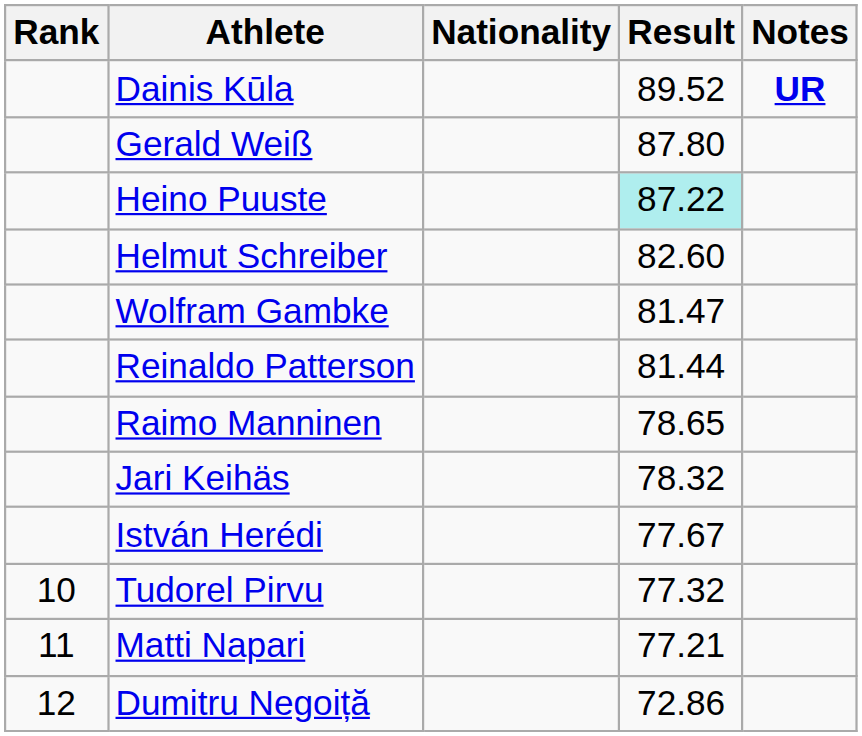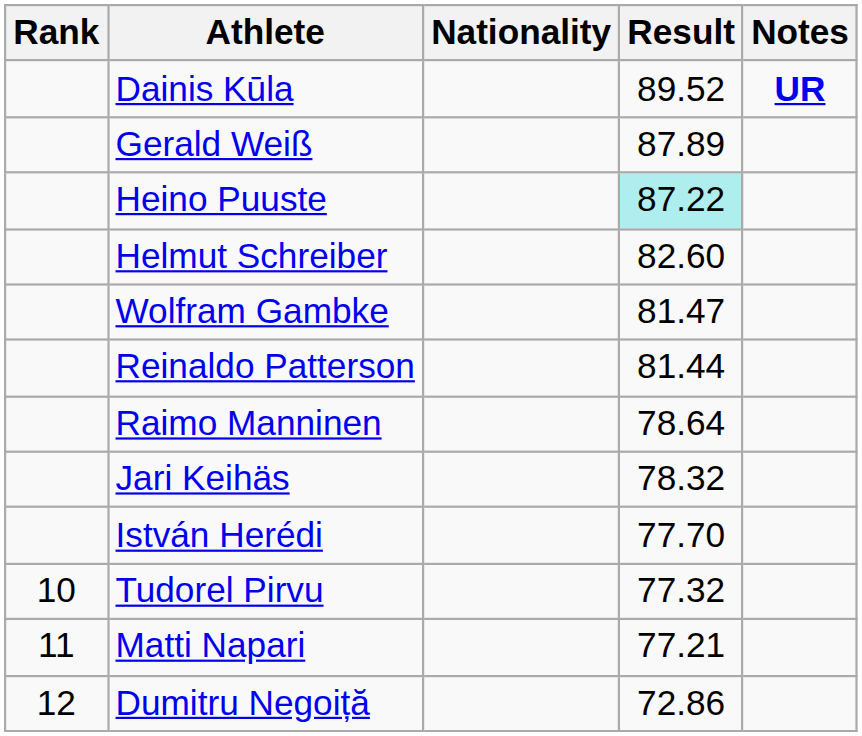(681, 144) 87.80 -> (681, 144) 87.89
(681, 423) 78.65 -> (681, 423) 78.64
(681, 534) 77.67 -> (681, 534) 77.70
